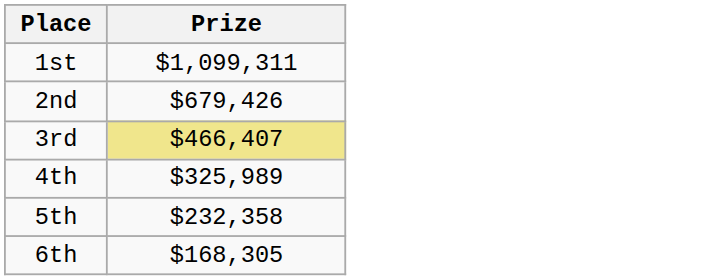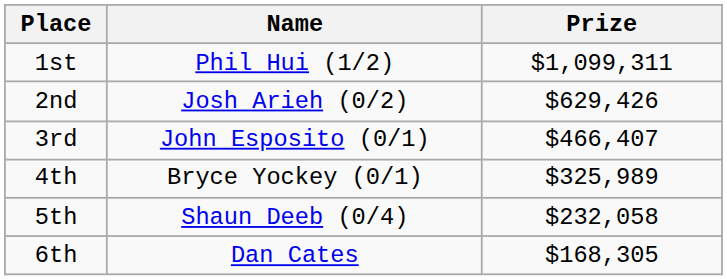+ column: (295, 24)
(227, 101) $679,426 -> (602, 101) $629,426
(227, 140) khaki background -> (602, 140) no background
(227, 217) $232,358 -> (602, 217) $232,058
